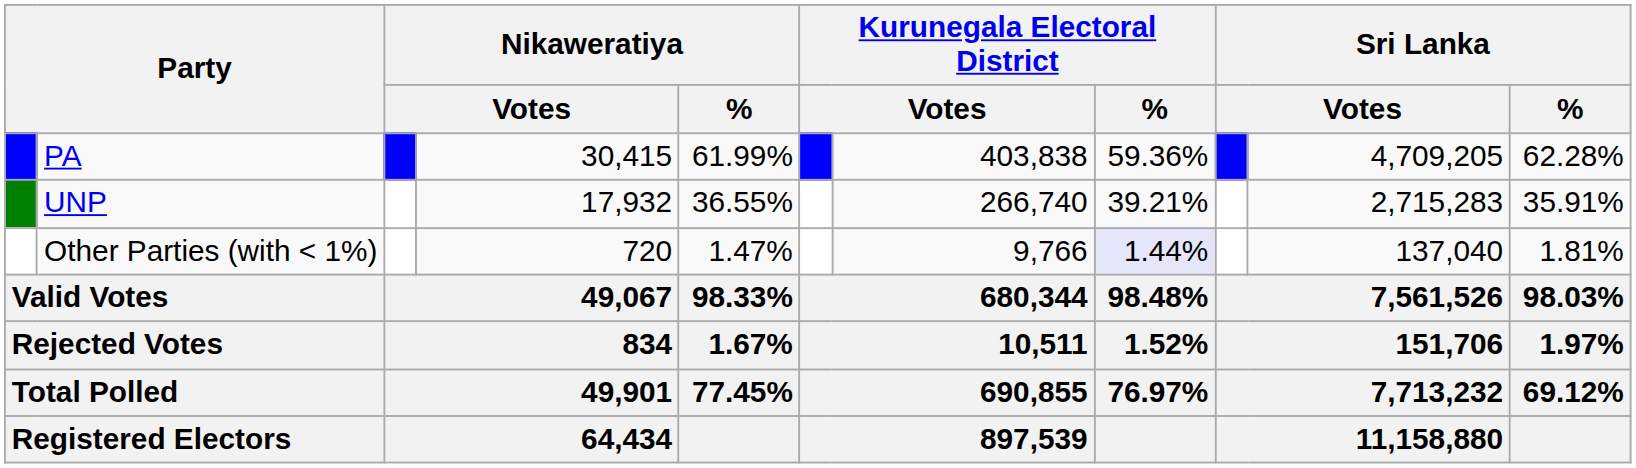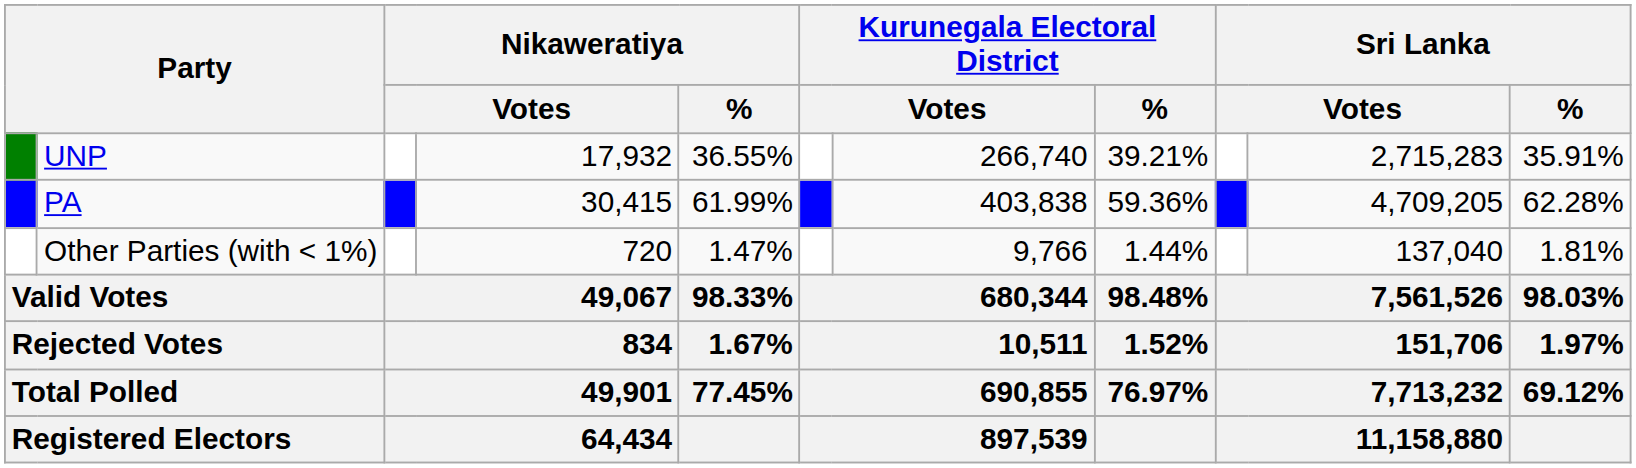rows swapped: (63, 155) <-> (76, 203)
(1166, 250) lavender background -> (1166, 250) no background
